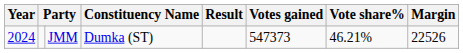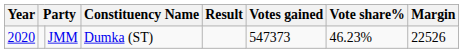(21, 37) 2024 -> (21, 37) 2020
(351, 37) 46.21% -> (351, 37) 46.23%
